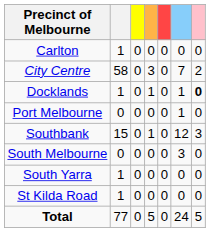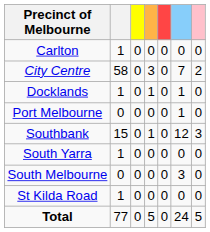(198, 92) bold -> (198, 92) normal
rows swapped: (57, 154) <-> (57, 175)
